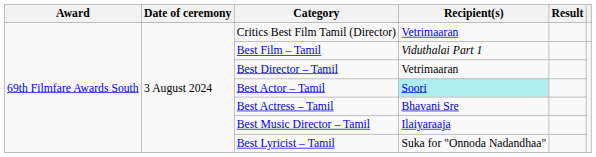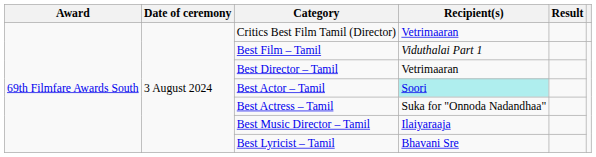(430, 106) Bhavani Sre -> (474, 106) Suka for "Onnoda Nadandhaa"
(474, 143) Suka for "Onnoda Nadandhaa" -> (430, 143) Bhavani Sre
